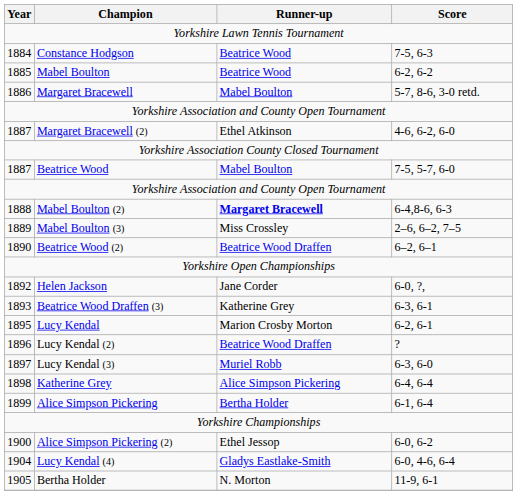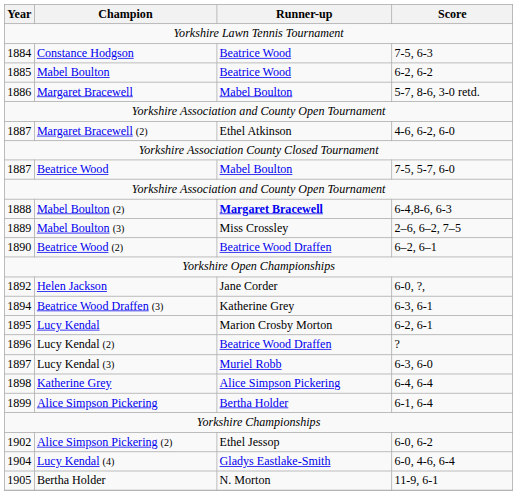(19, 305) 1893 -> (19, 305) 1894
(19, 441) 1900 -> (19, 441) 1902
